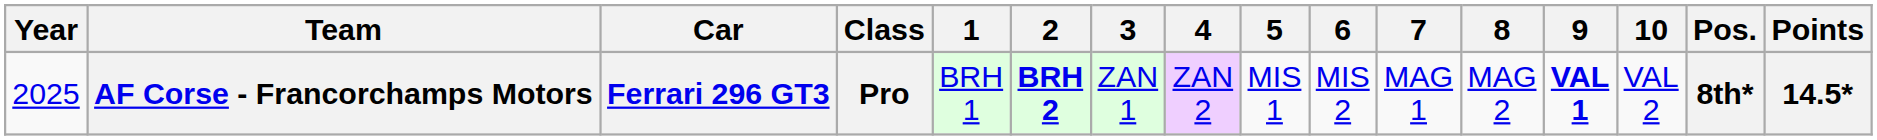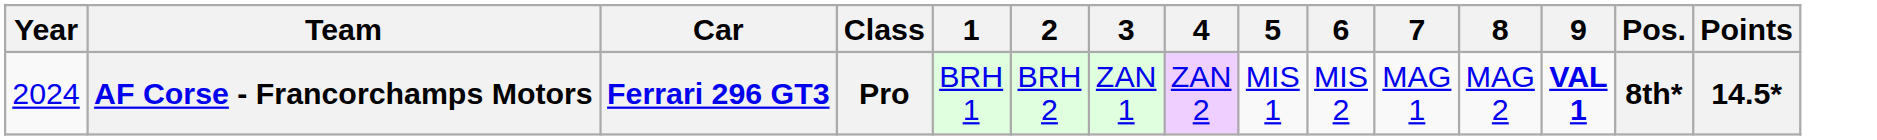- column: (1651, 29)
(46, 93) 2025 -> (46, 93) 2024
(1050, 93) bold -> (1050, 93) normal
